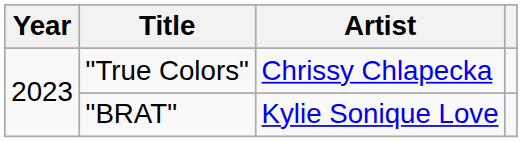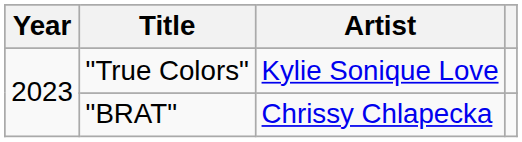(377, 70) Chrissy Chlapecka -> (380, 70) Kylie Sonique Love
(380, 114) Kylie Sonique Love -> (377, 114) Chrissy Chlapecka
